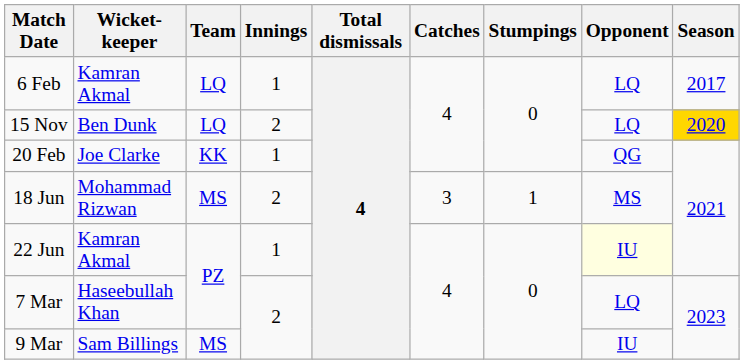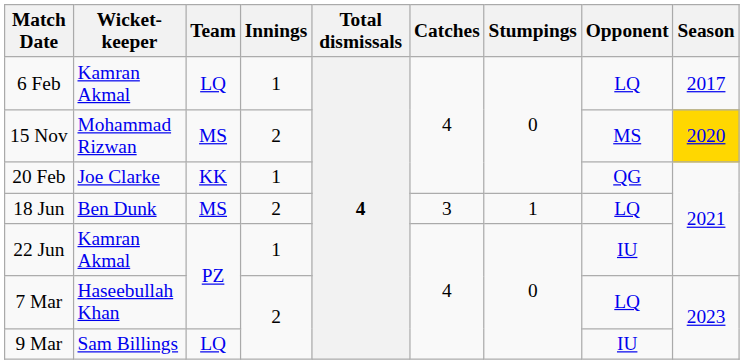(117, 124) Ben Dunk -> (124, 135) Mohammad Rizwan
(213, 124) LQ -> (213, 135) MS
(627, 124) LQ -> (627, 135) MS
(124, 197) Mohammad Rizwan -> (117, 208) Ben Dunk
(627, 197) MS -> (627, 208) LQ
(627, 249) lightyellow background -> (627, 249) no background
(213, 343) MS -> (213, 343) LQ
